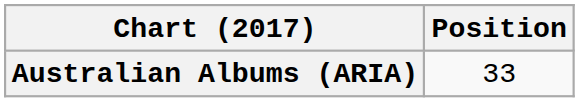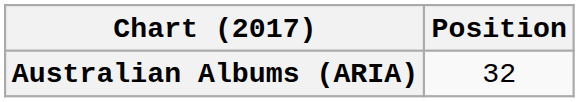(499, 74) 33 -> (499, 74) 32
